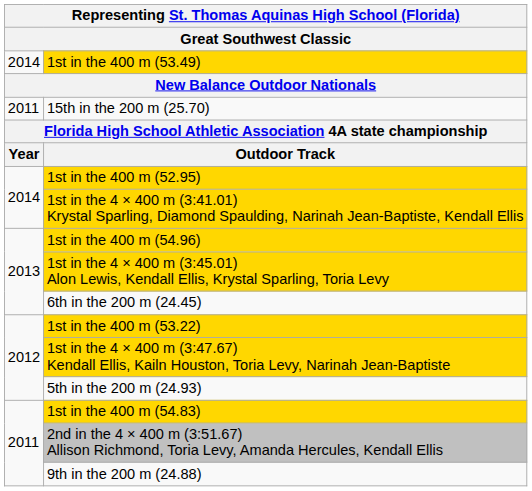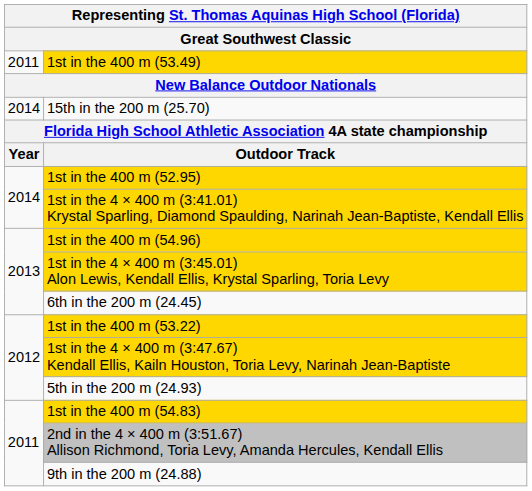(24, 62) 2014 -> (23, 62) 2011
(23, 108) 2011 -> (24, 108) 2014
